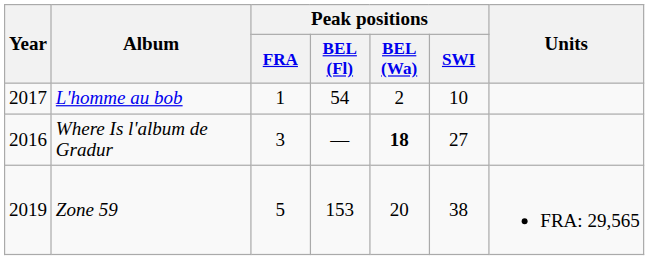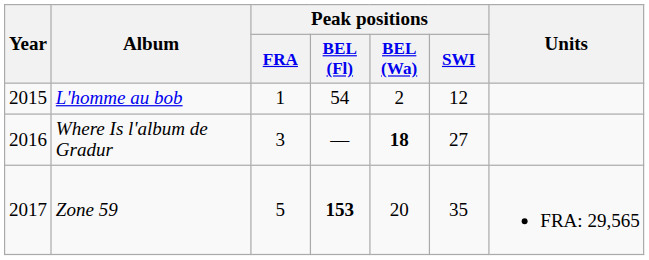(28, 98) 2017 -> (28, 98) 2015
(459, 98) 10 -> (459, 98) 12
(28, 209) 2019 -> (28, 209) 2017
(340, 209) normal -> (340, 209) bold
(459, 209) 38 -> (459, 209) 35
